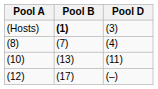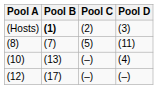+ column: (97, 12)
(112, 44) (4) -> (127, 44) (11)
(114, 60) (11) -> (124, 60) (4)
